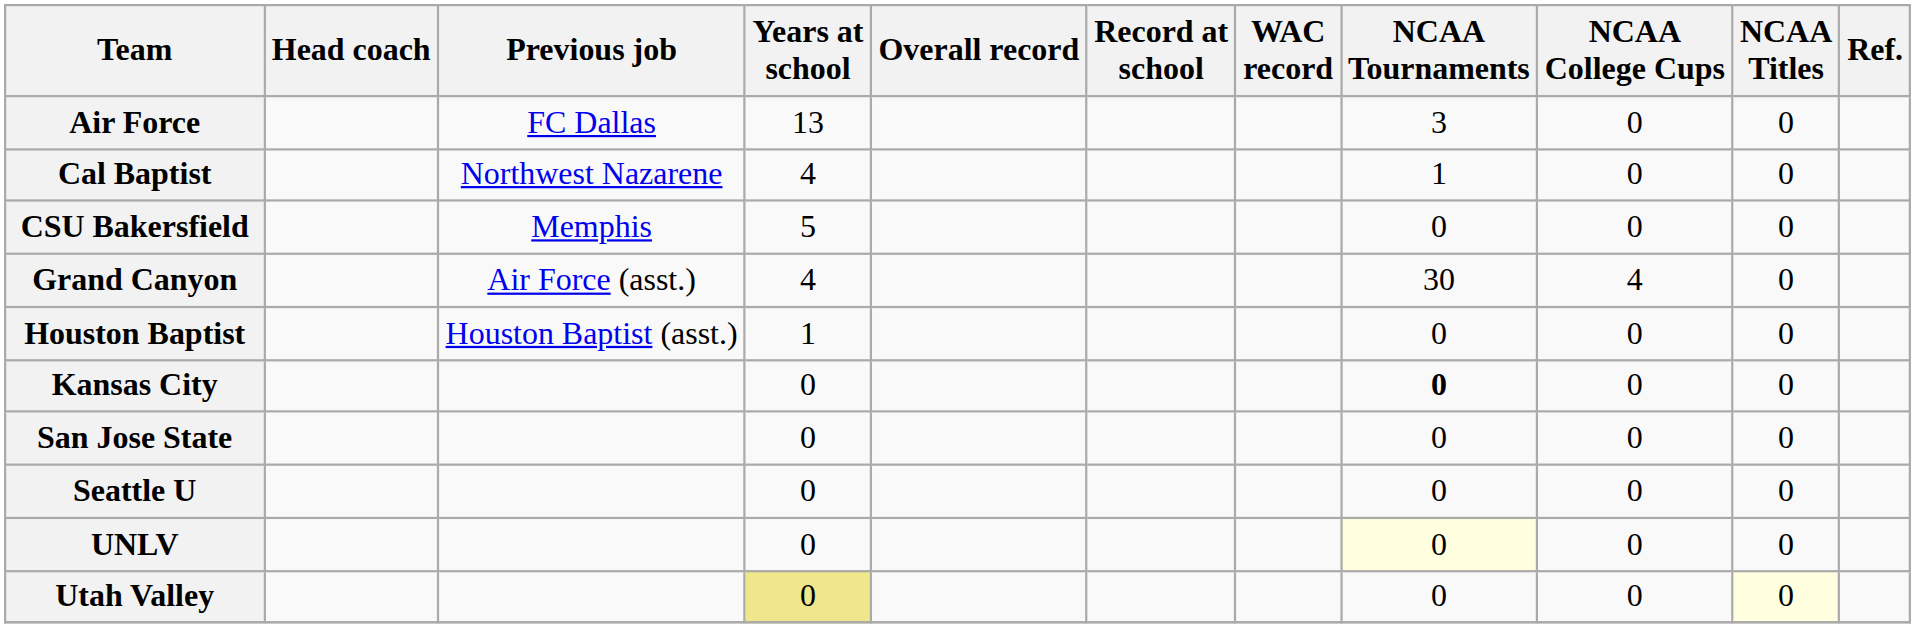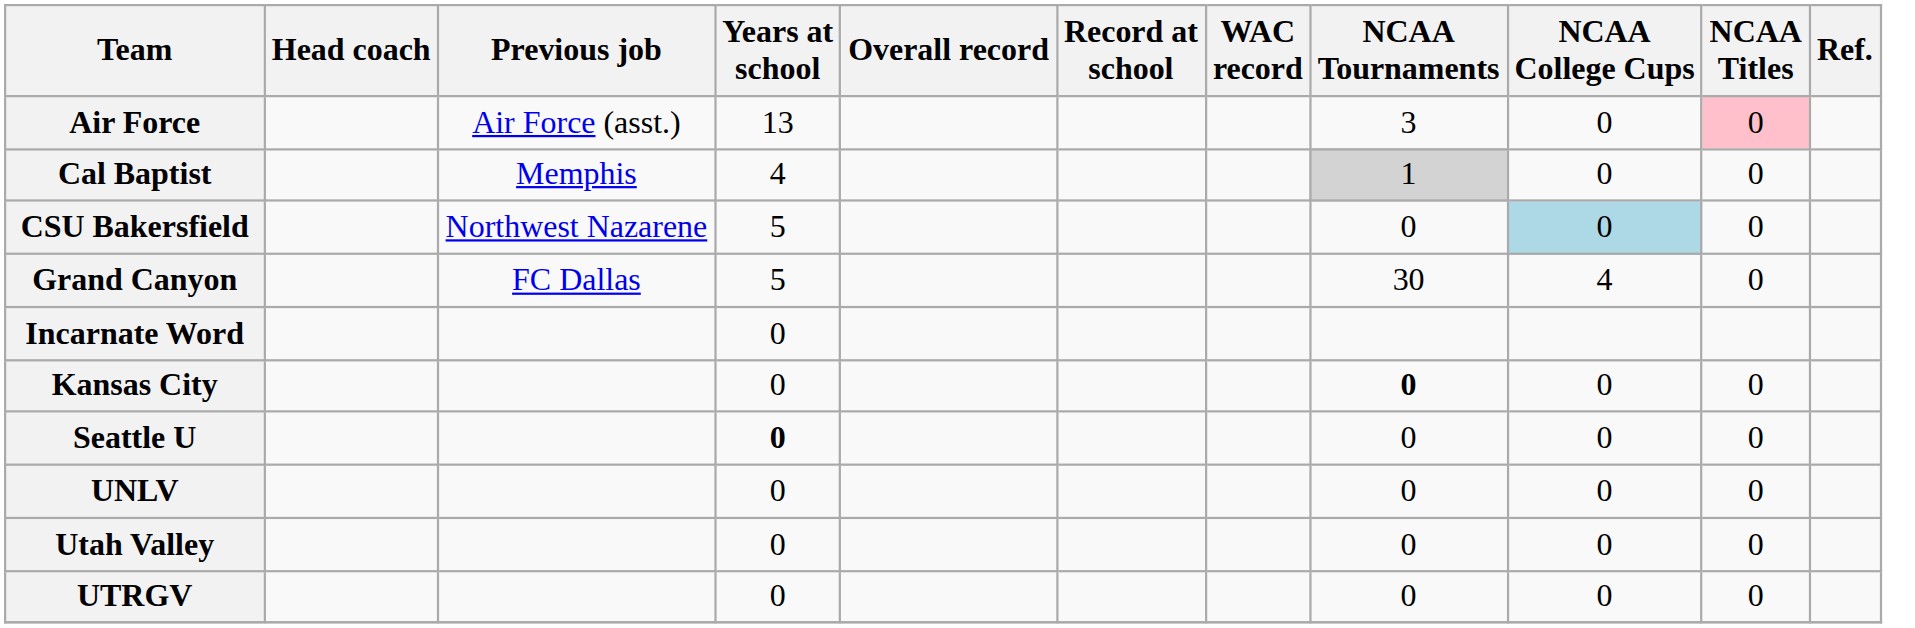(592, 121) FC Dallas -> (576, 121) Air Force (asst.)
(1786, 121) no background -> (1756, 121) pink background
(592, 174) Northwest Nazarene -> (576, 174) Memphis
(1439, 174) no background -> (1409, 174) lightgrey background
(592, 227) Memphis -> (576, 227) Northwest Nazarene
(1635, 227) no background -> (1605, 227) lightblue background
(592, 279) Air Force (asst.) -> (576, 279) FC Dallas
(808, 279) 4 -> (778, 279) 5
- row: (135, 332)
+ row: (135, 332)
- row: (135, 438)
(808, 490) normal -> (778, 438) bold
(1439, 543) lightyellow background -> (1409, 490) no background
(808, 596) khaki background -> (778, 543) no background
(1786, 596) lightyellow background -> (1756, 543) no background
+ row: (135, 596)
